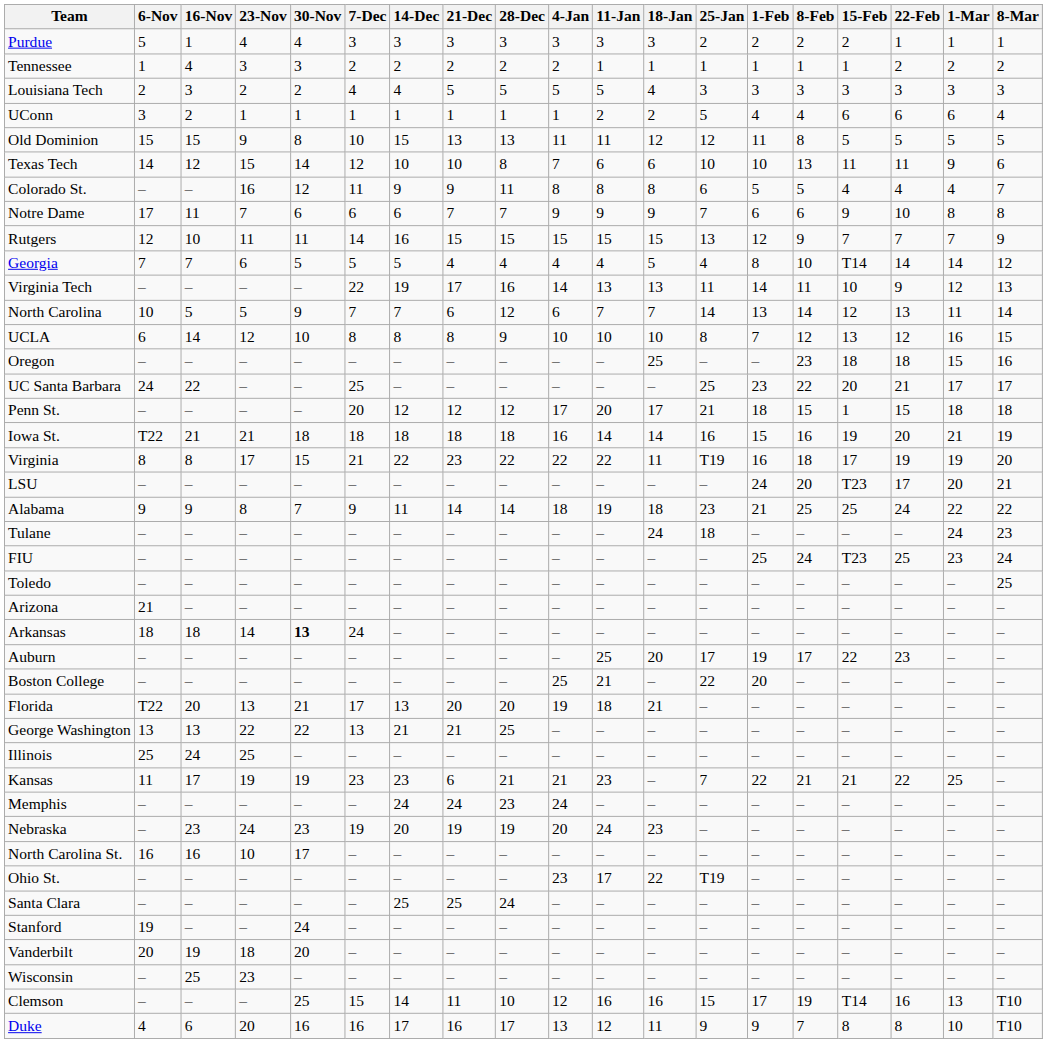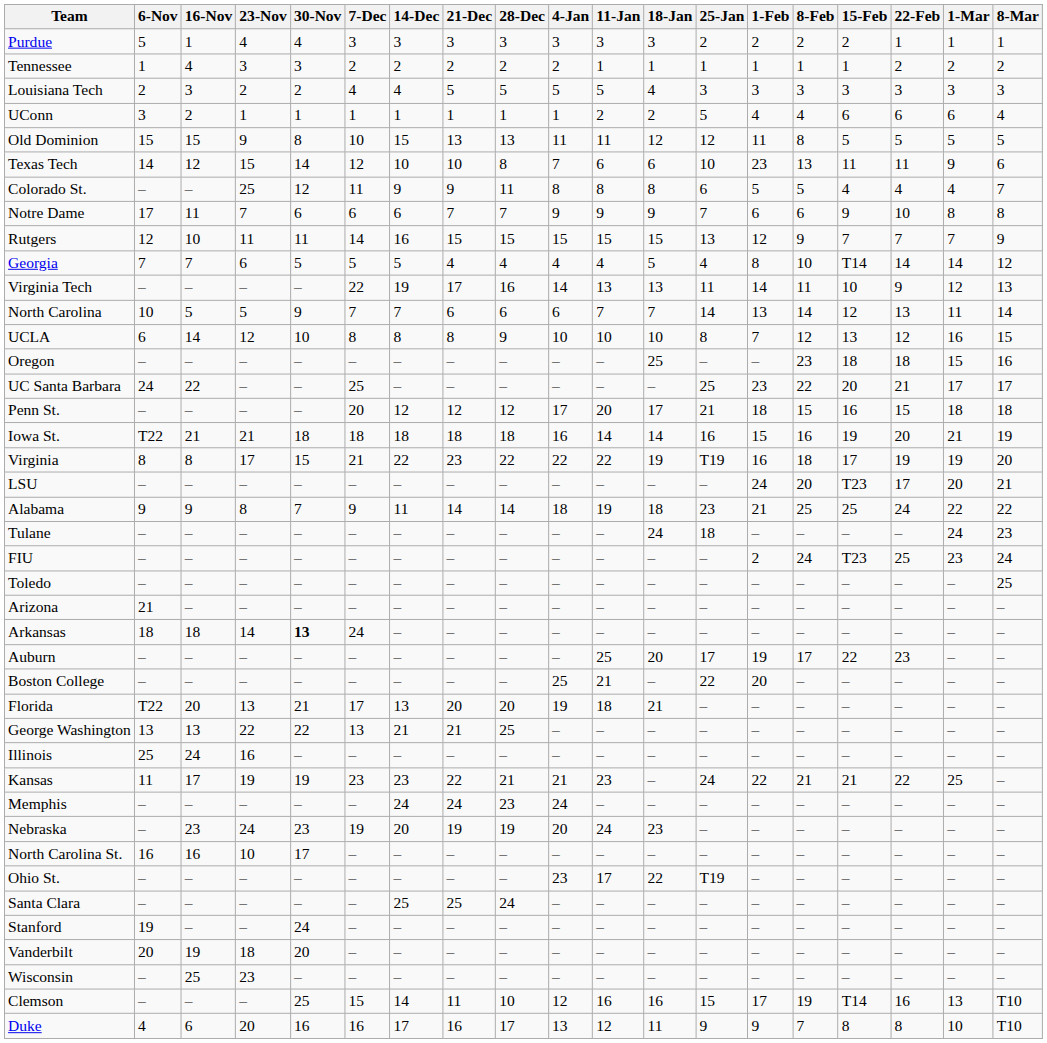(759, 164) 10 -> (759, 164) 23
(247, 189) 16 -> (247, 189) 25
(507, 312) 12 -> (503, 312) 6
(846, 410) 1 -> (849, 410) 16
(655, 459) 11 -> (655, 459) 19
(759, 558) 25 -> (755, 558) 2
(247, 755) 25 -> (247, 755) 16
(450, 779) 6 -> (454, 779) 22
(703, 779) 7 -> (707, 779) 24
